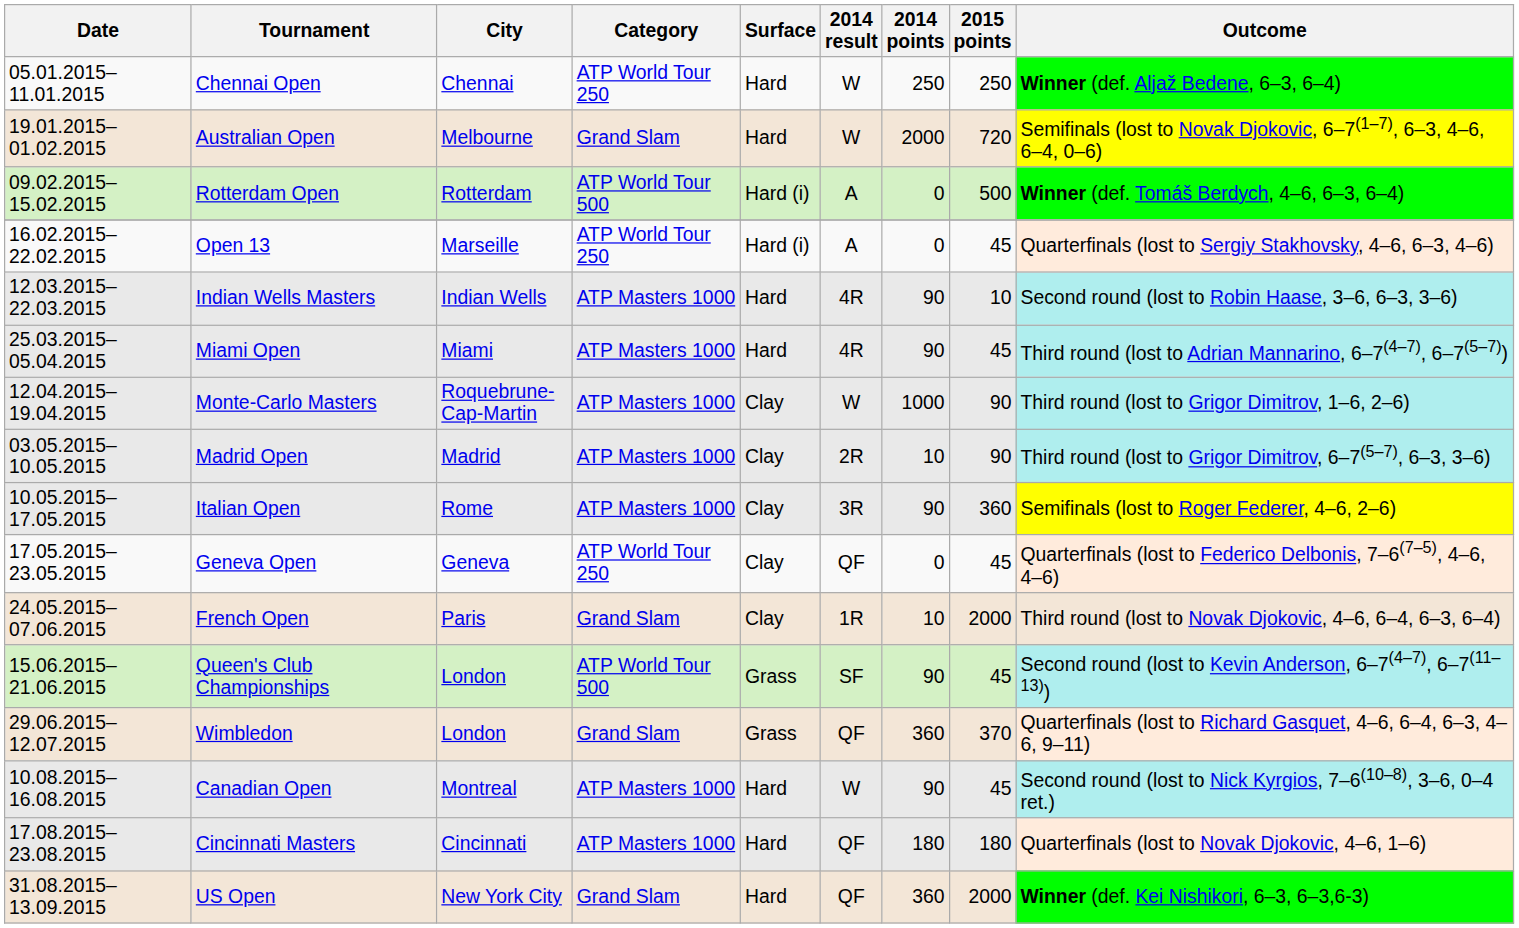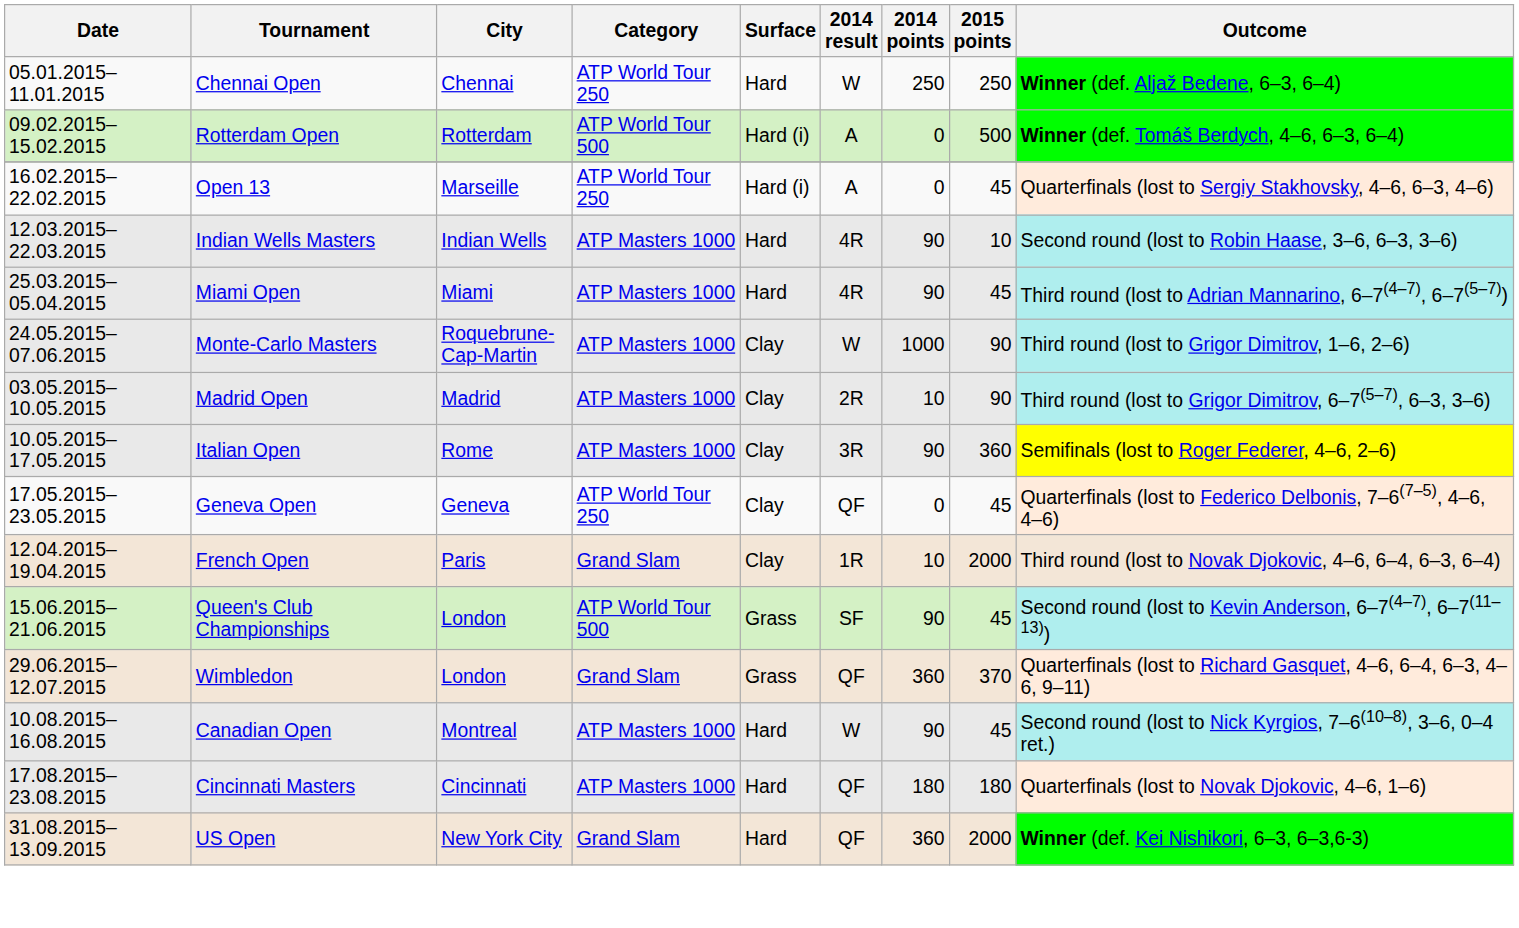- row: (265, 138)
(63, 403) 12.04.2015–19.04.2015 -> (63, 345) 24.05.2015–07.06.2015
(63, 618) 24.05.2015–07.06.2015 -> (63, 560) 12.04.2015–19.04.2015
